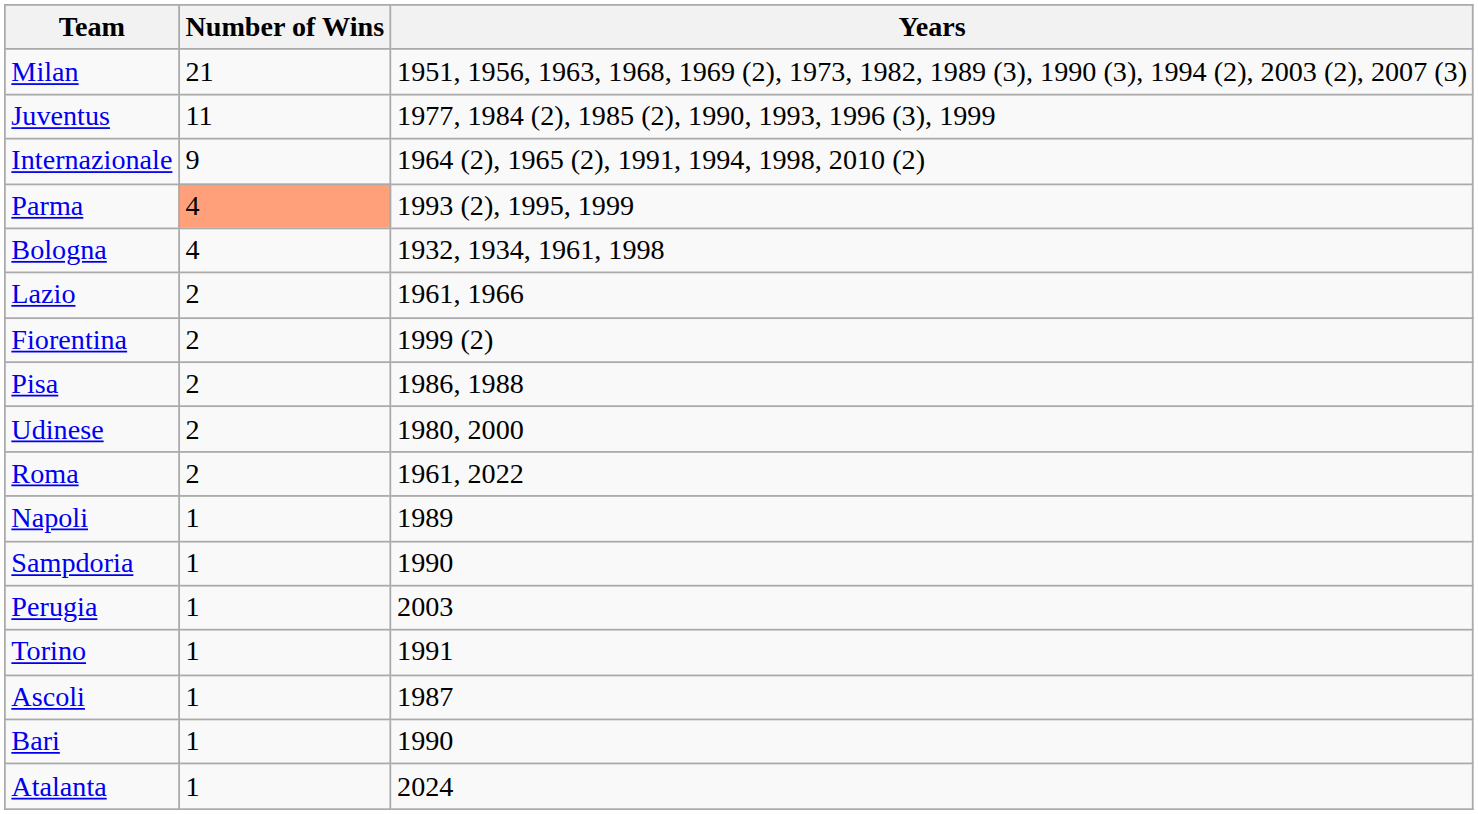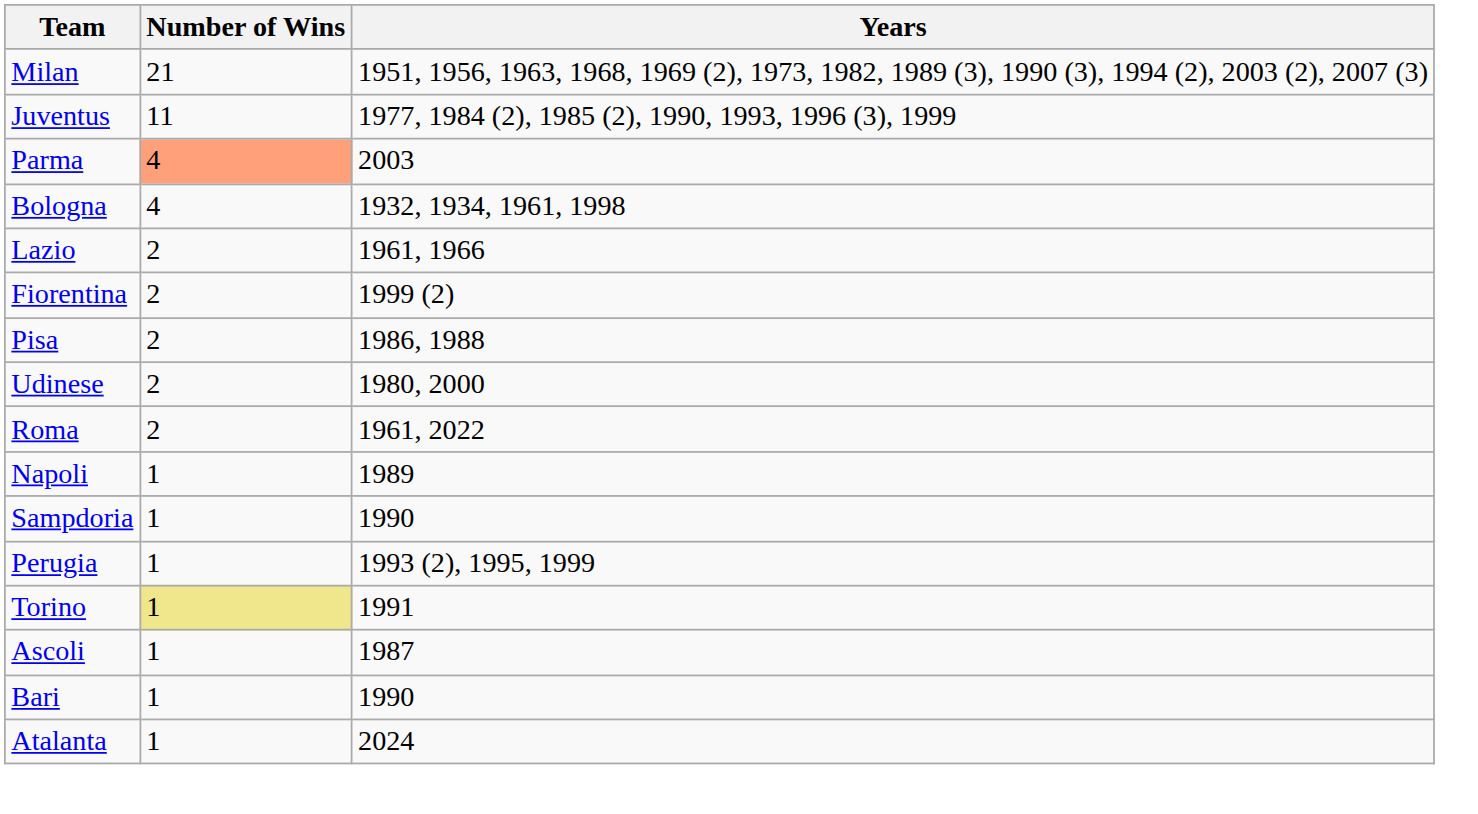- row: (92, 160)
(516, 205) 1993 (2), 1995, 1999 -> (386, 160) 2003
(425, 607) 2003 -> (477, 562) 1993 (2), 1995, 1999
(192, 652) no background -> (153, 607) khaki background
